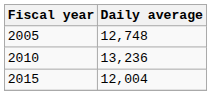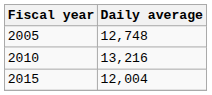(124, 58) 13,236 -> (124, 58) 13,216
